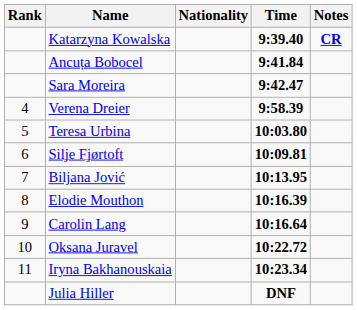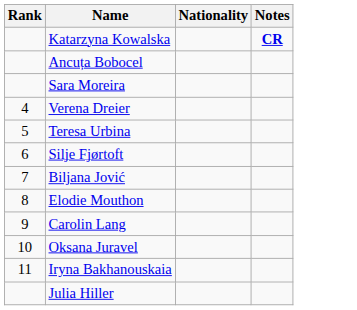- column: (281, 16)
